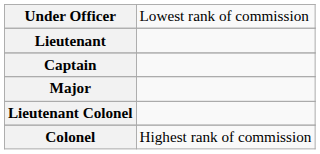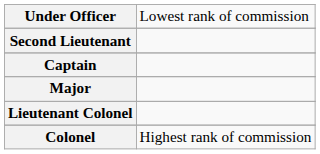+ row: (70, 40)
- row: (70, 40)
